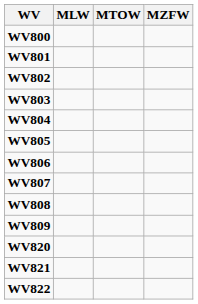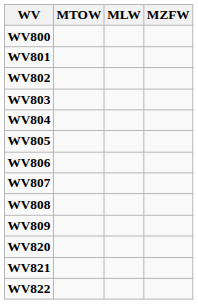columns swapped: (118, 15) <-> (73, 15)
